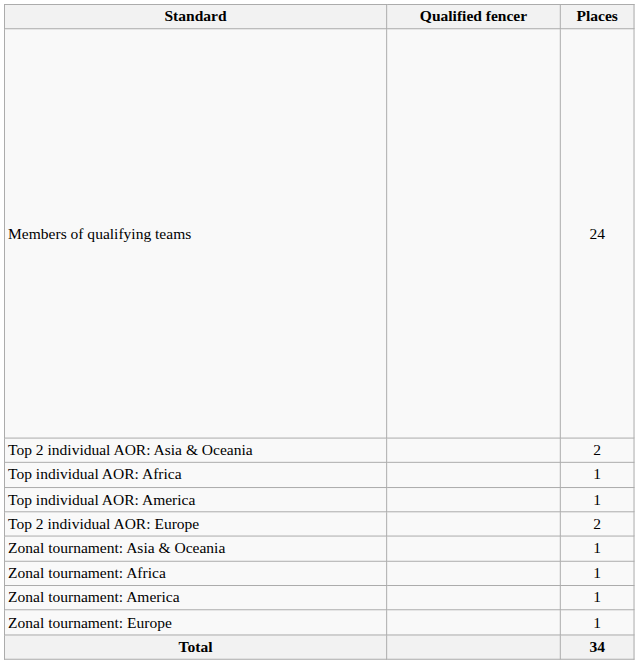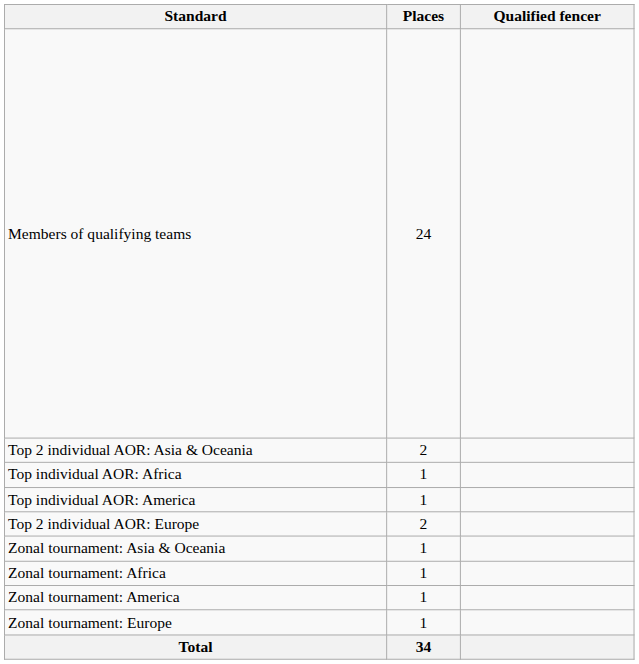columns swapped: (597, 16) <-> (473, 16)
